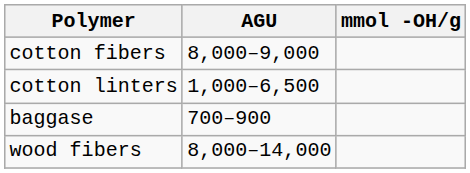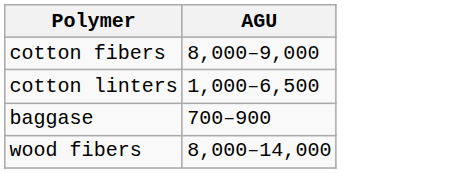- column: (401, 21)
